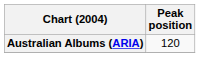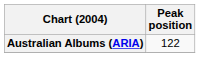(170, 43) 120 -> (170, 43) 122
